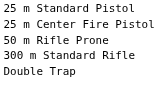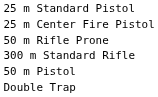+ row: (40, 72)
